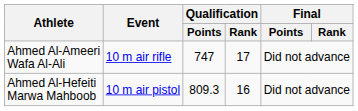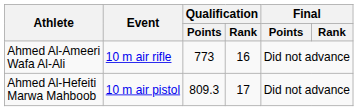(204, 58) 747 -> (204, 58) 773
(243, 58) 17 -> (243, 58) 16
(243, 90) 16 -> (243, 90) 17
